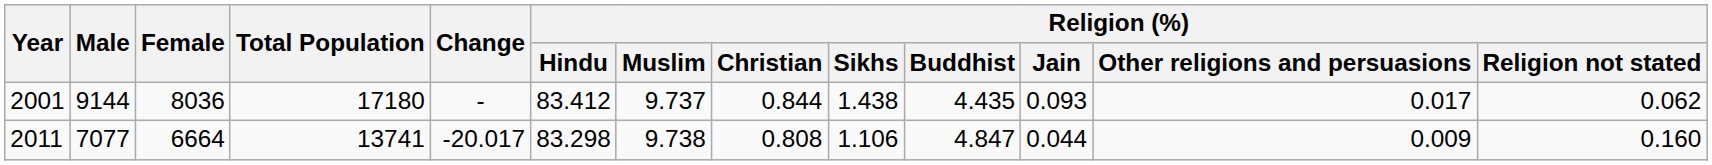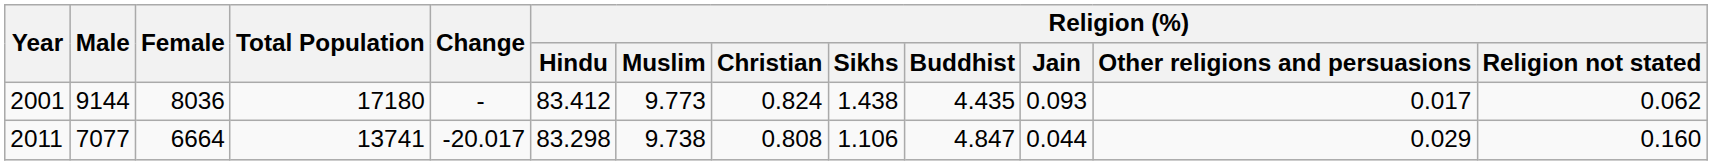(675, 100) 9.737 -> (675, 100) 9.773
(792, 100) 0.844 -> (792, 100) 0.824
(1441, 139) 0.009 -> (1441, 139) 0.029
